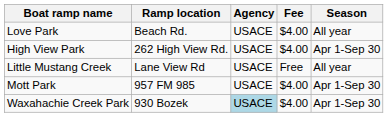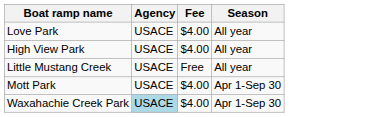- column: (181, 13)
(347, 49) Apr 1-Sep 30 -> (233, 49) All year
